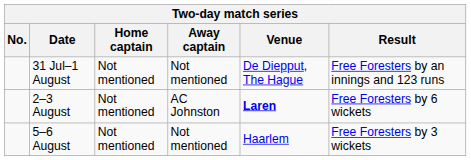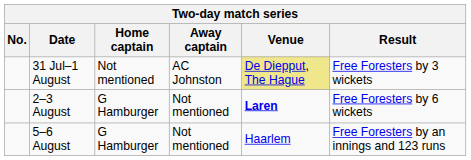(199, 73) Not mentioned -> (197, 73) AC Johnston
(275, 73) no background -> (277, 73) khaki background
(388, 73) Free Foresters by an innings and 123 runs -> (386, 73) Free Foresters by 3 wickets
(126, 106) Not mentioned -> (128, 106) G Hamburger
(195, 106) AC Johnston -> (201, 106) Not mentioned
(126, 139) Not mentioned -> (128, 139) G Hamburger
(384, 139) Free Foresters by 3 wickets -> (389, 139) Free Foresters by an innings and 123 runs
